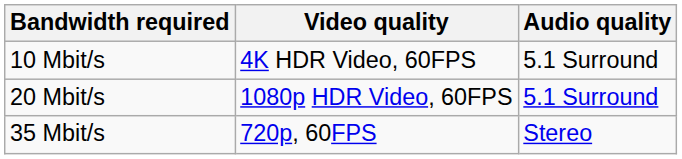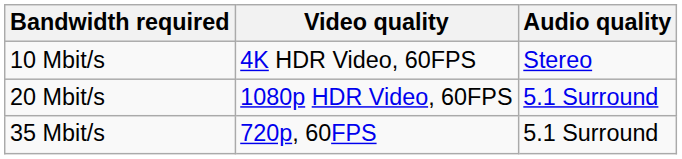(591, 60) 5.1 Surround -> (558, 60) Stereo
(558, 134) Stereo -> (591, 134) 5.1 Surround
